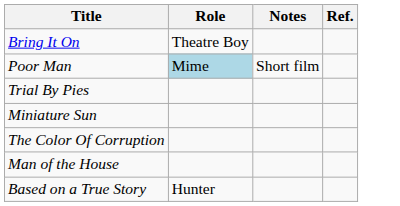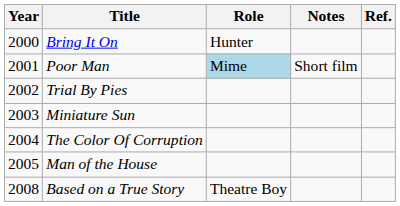+ column: (24, 16)
(210, 41) Theatre Boy -> (231, 41) Hunter
(193, 189) Hunter -> (249, 189) Theatre Boy
